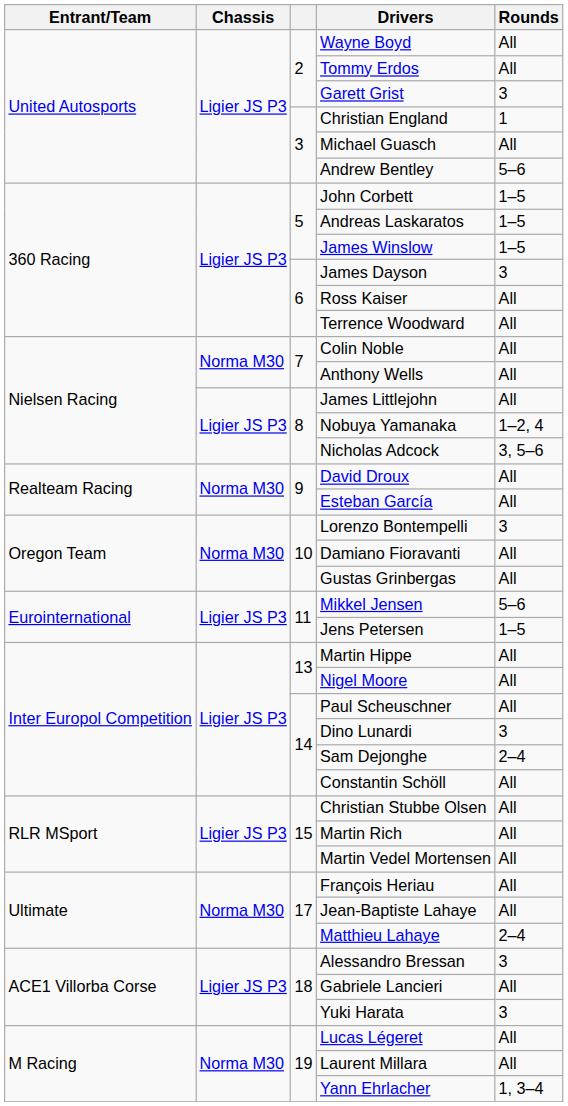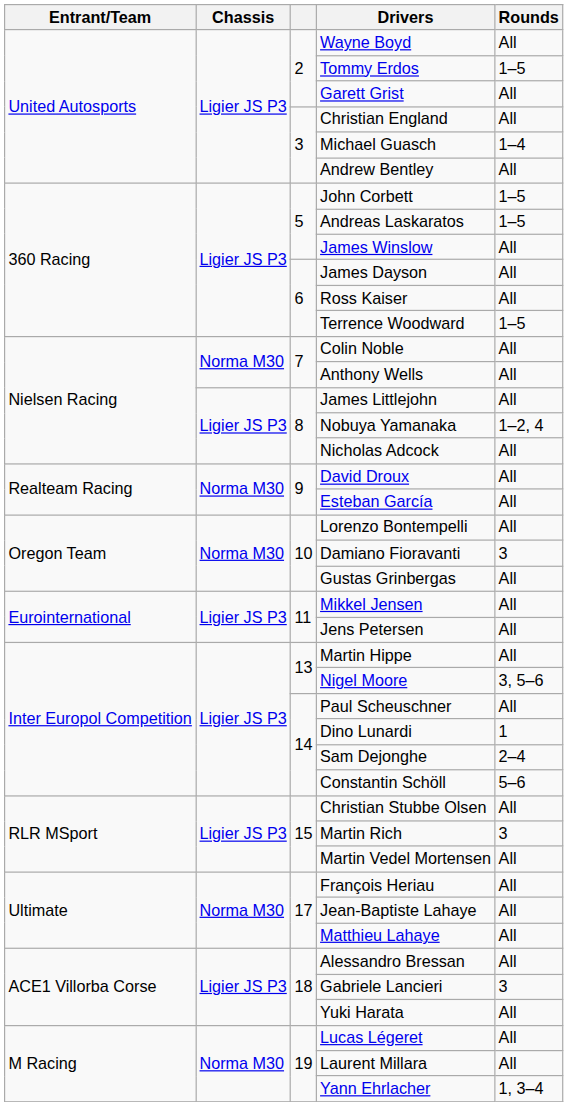(508, 68) All -> (512, 68) 1–5
(503, 93) 3 -> (508, 93) All
(503, 119) 1 -> (508, 119) All
(508, 144) All -> (512, 144) 1–4
(512, 170) 5–6 -> (508, 170) All
(512, 247) 1–5 -> (508, 247) All
(503, 272) 3 -> (508, 272) All
(508, 323) All -> (512, 323) 1–5
(521, 451) 3, 5–6 -> (508, 451) All
(503, 527) 3 -> (508, 527) All
(508, 553) All -> (503, 553) 3
(512, 604) 5–6 -> (508, 604) All
(512, 629) 1–5 -> (508, 629) All
(508, 680) All -> (521, 680) 3, 5–6
(503, 731) 3 -> (503, 731) 1
(508, 782) All -> (512, 782) 5–6
(508, 833) All -> (503, 833) 3
(512, 935) 2–4 -> (508, 935) All
(503, 961) 3 -> (508, 961) All
(508, 986) All -> (503, 986) 3
(503, 1012) 3 -> (508, 1012) All
